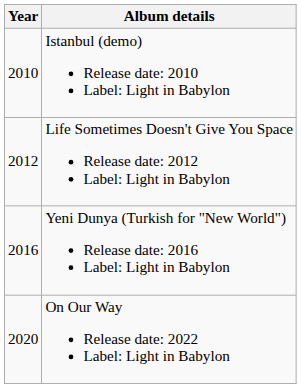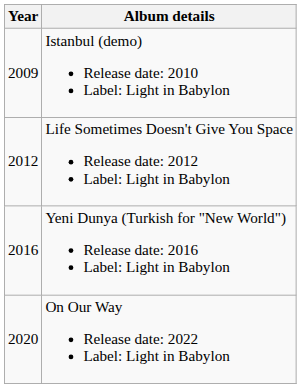(23, 72) 2010 -> (23, 72) 2009
